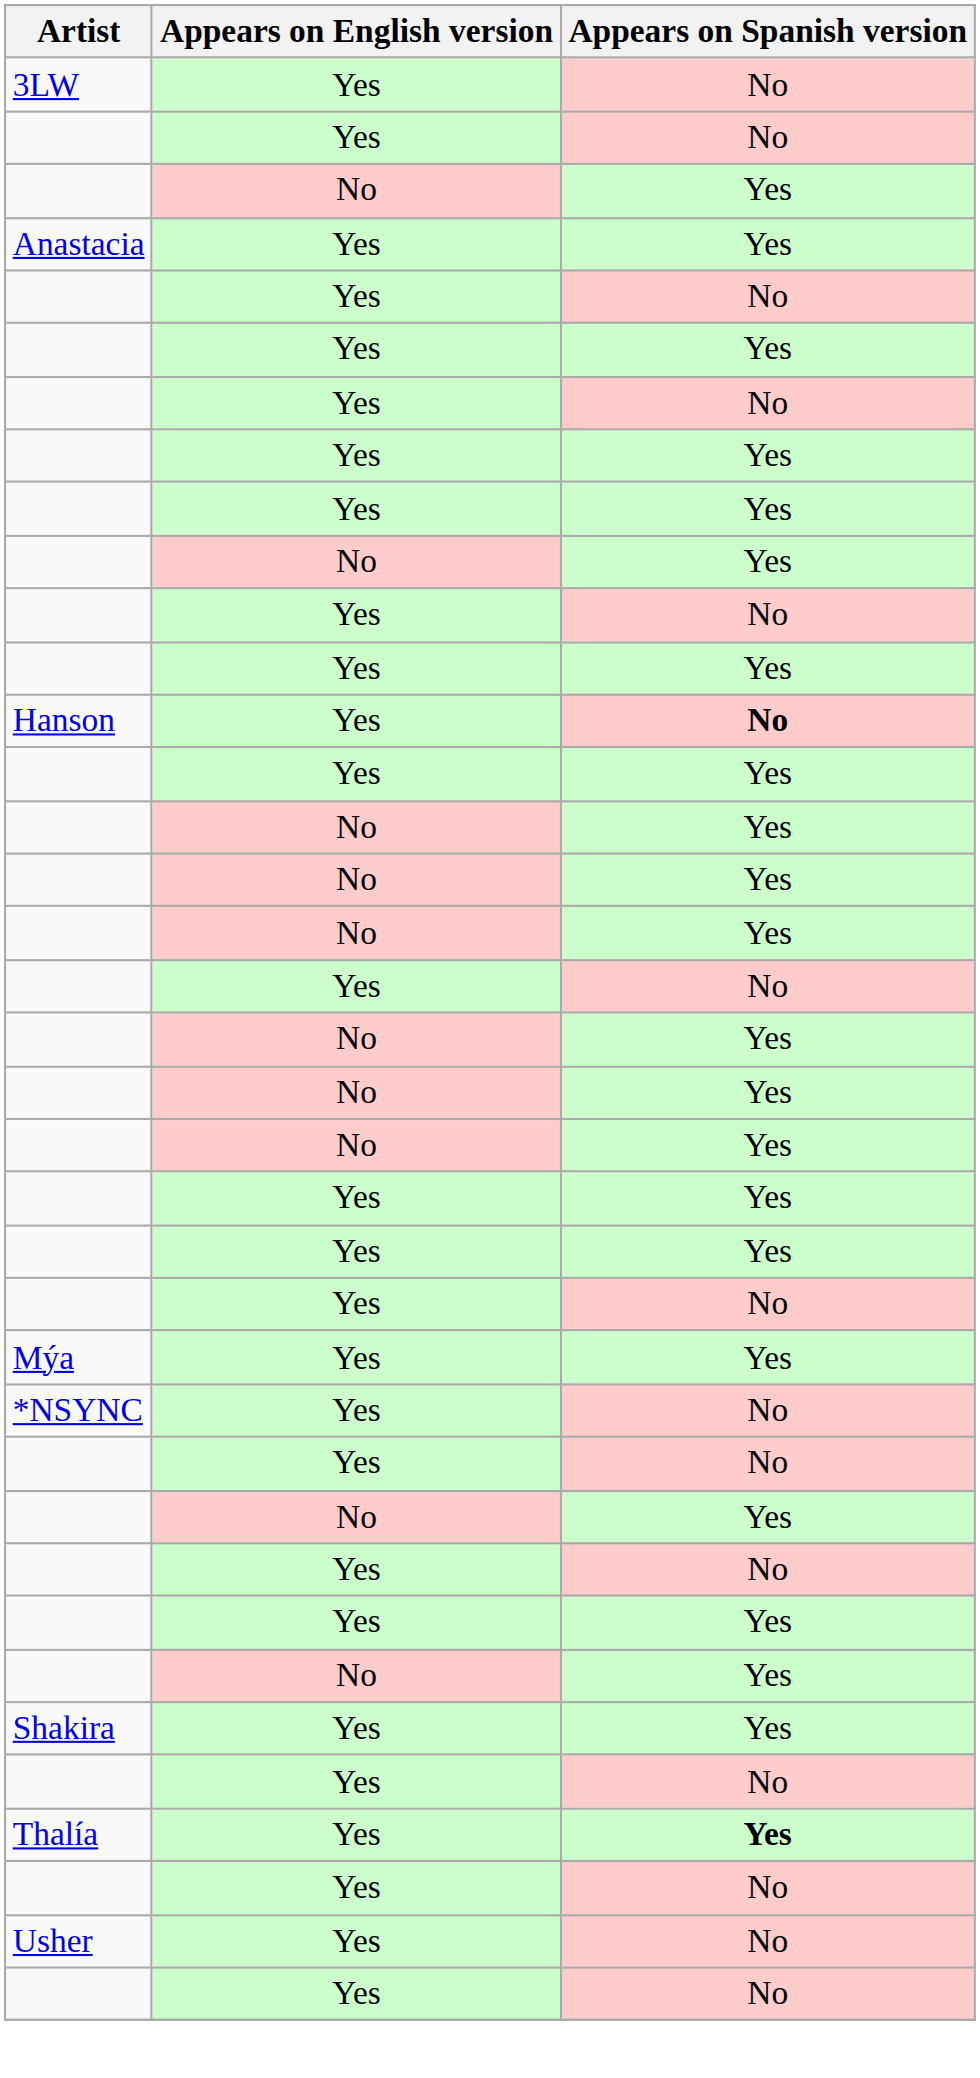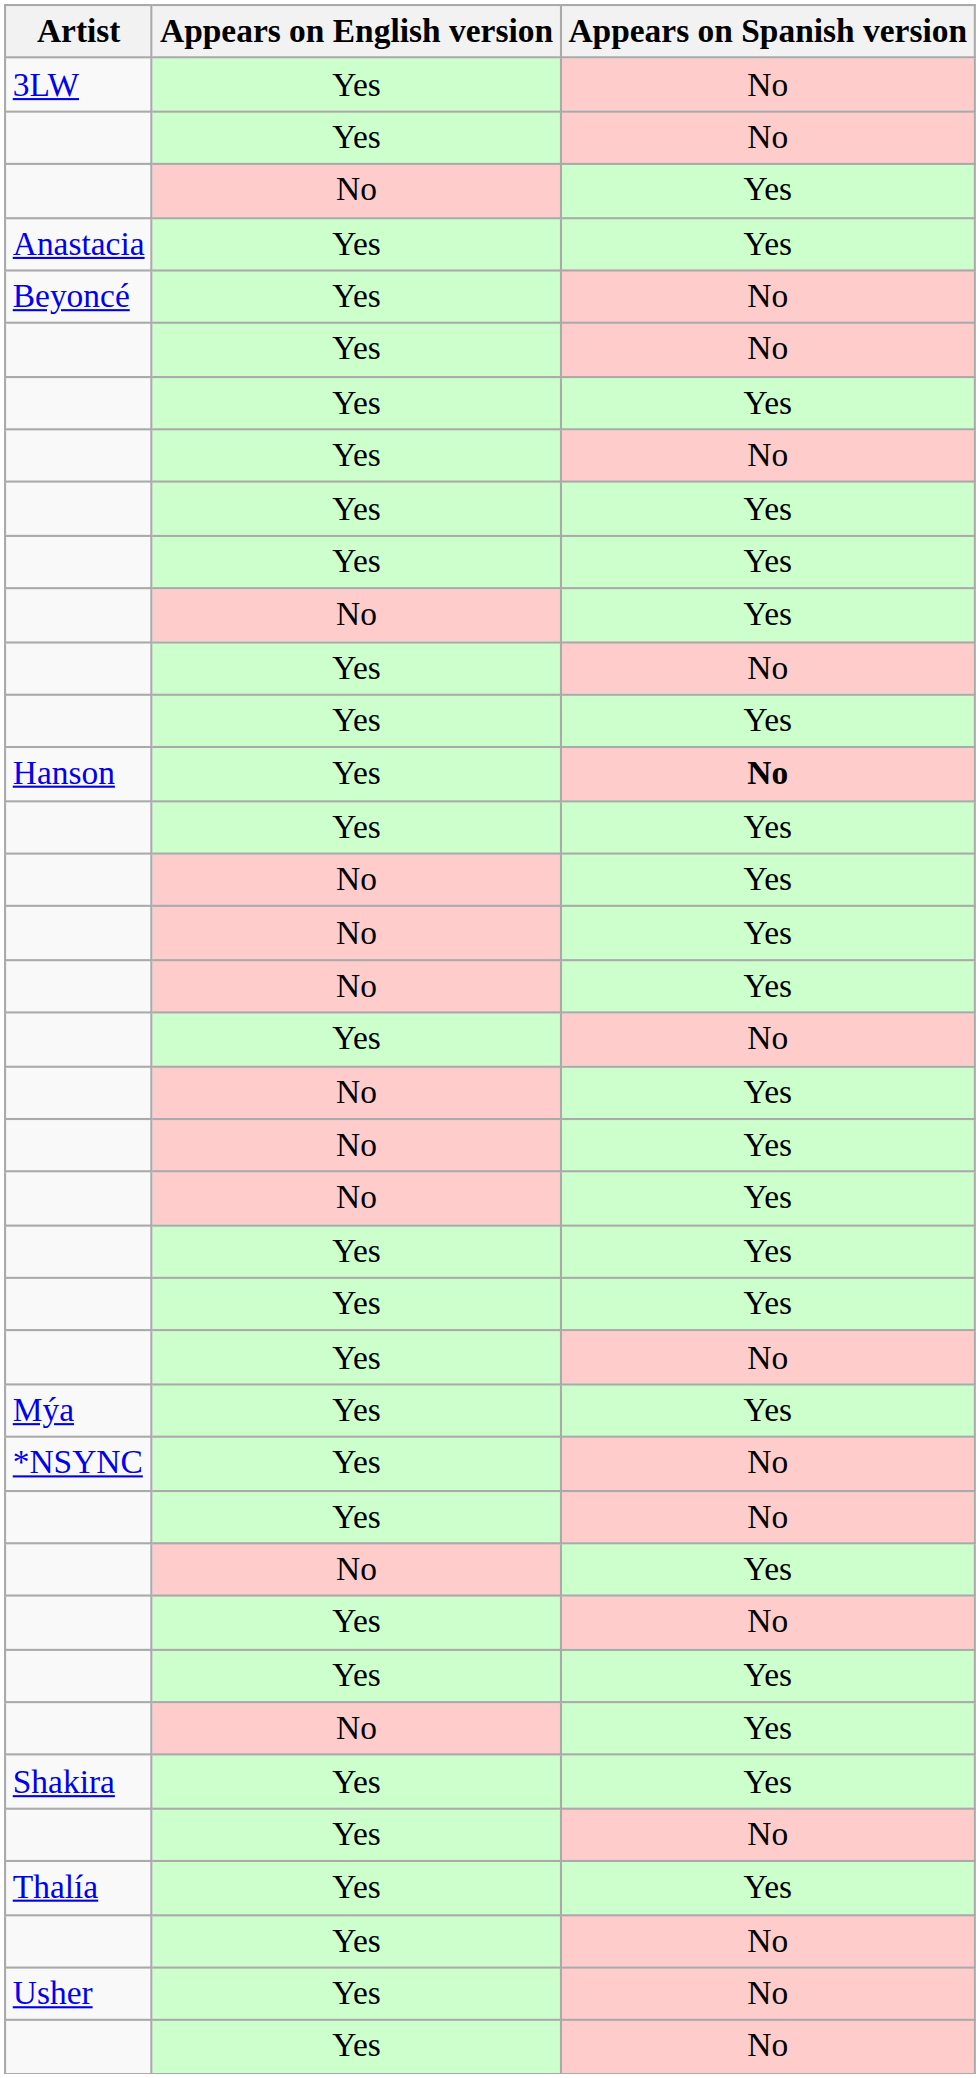+ row: (71, 296)
(768, 1834) bold -> (768, 1887) normal
